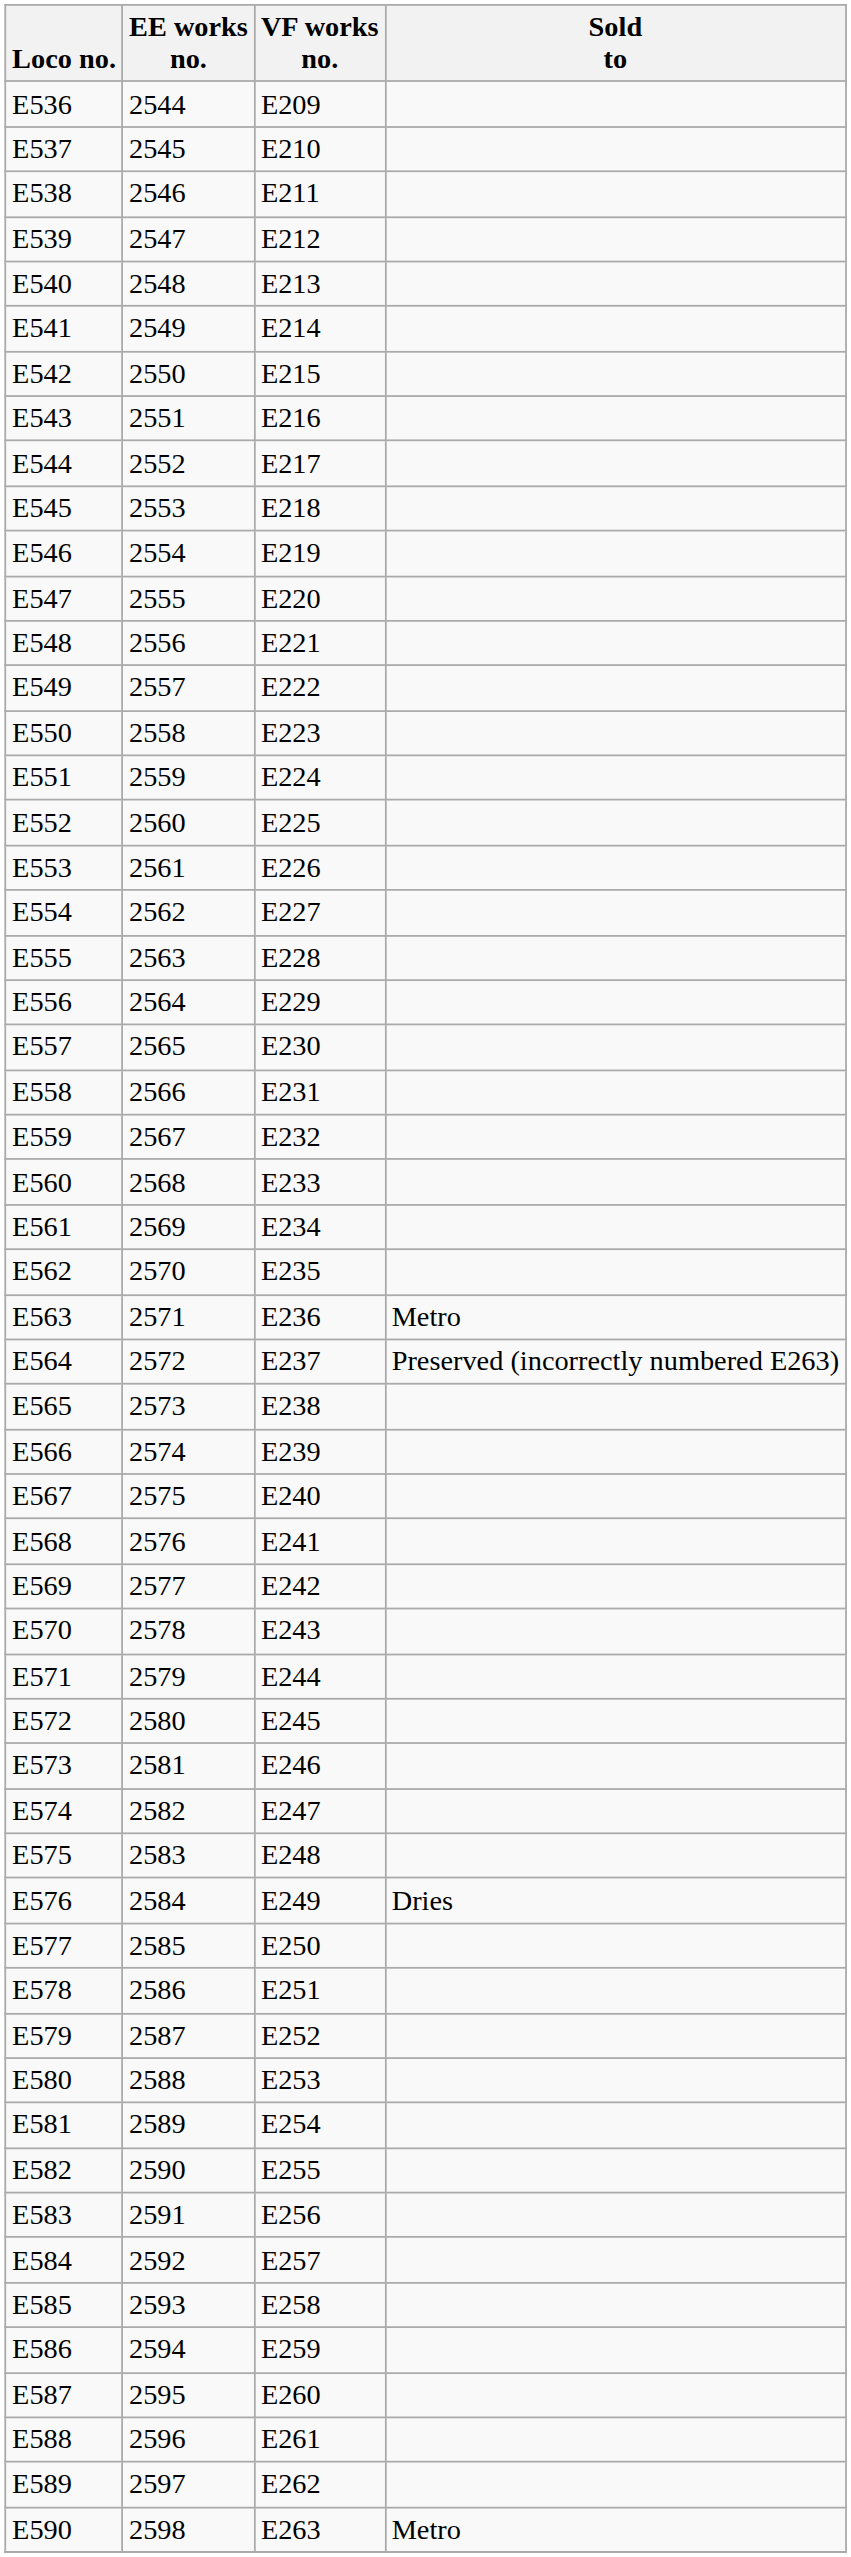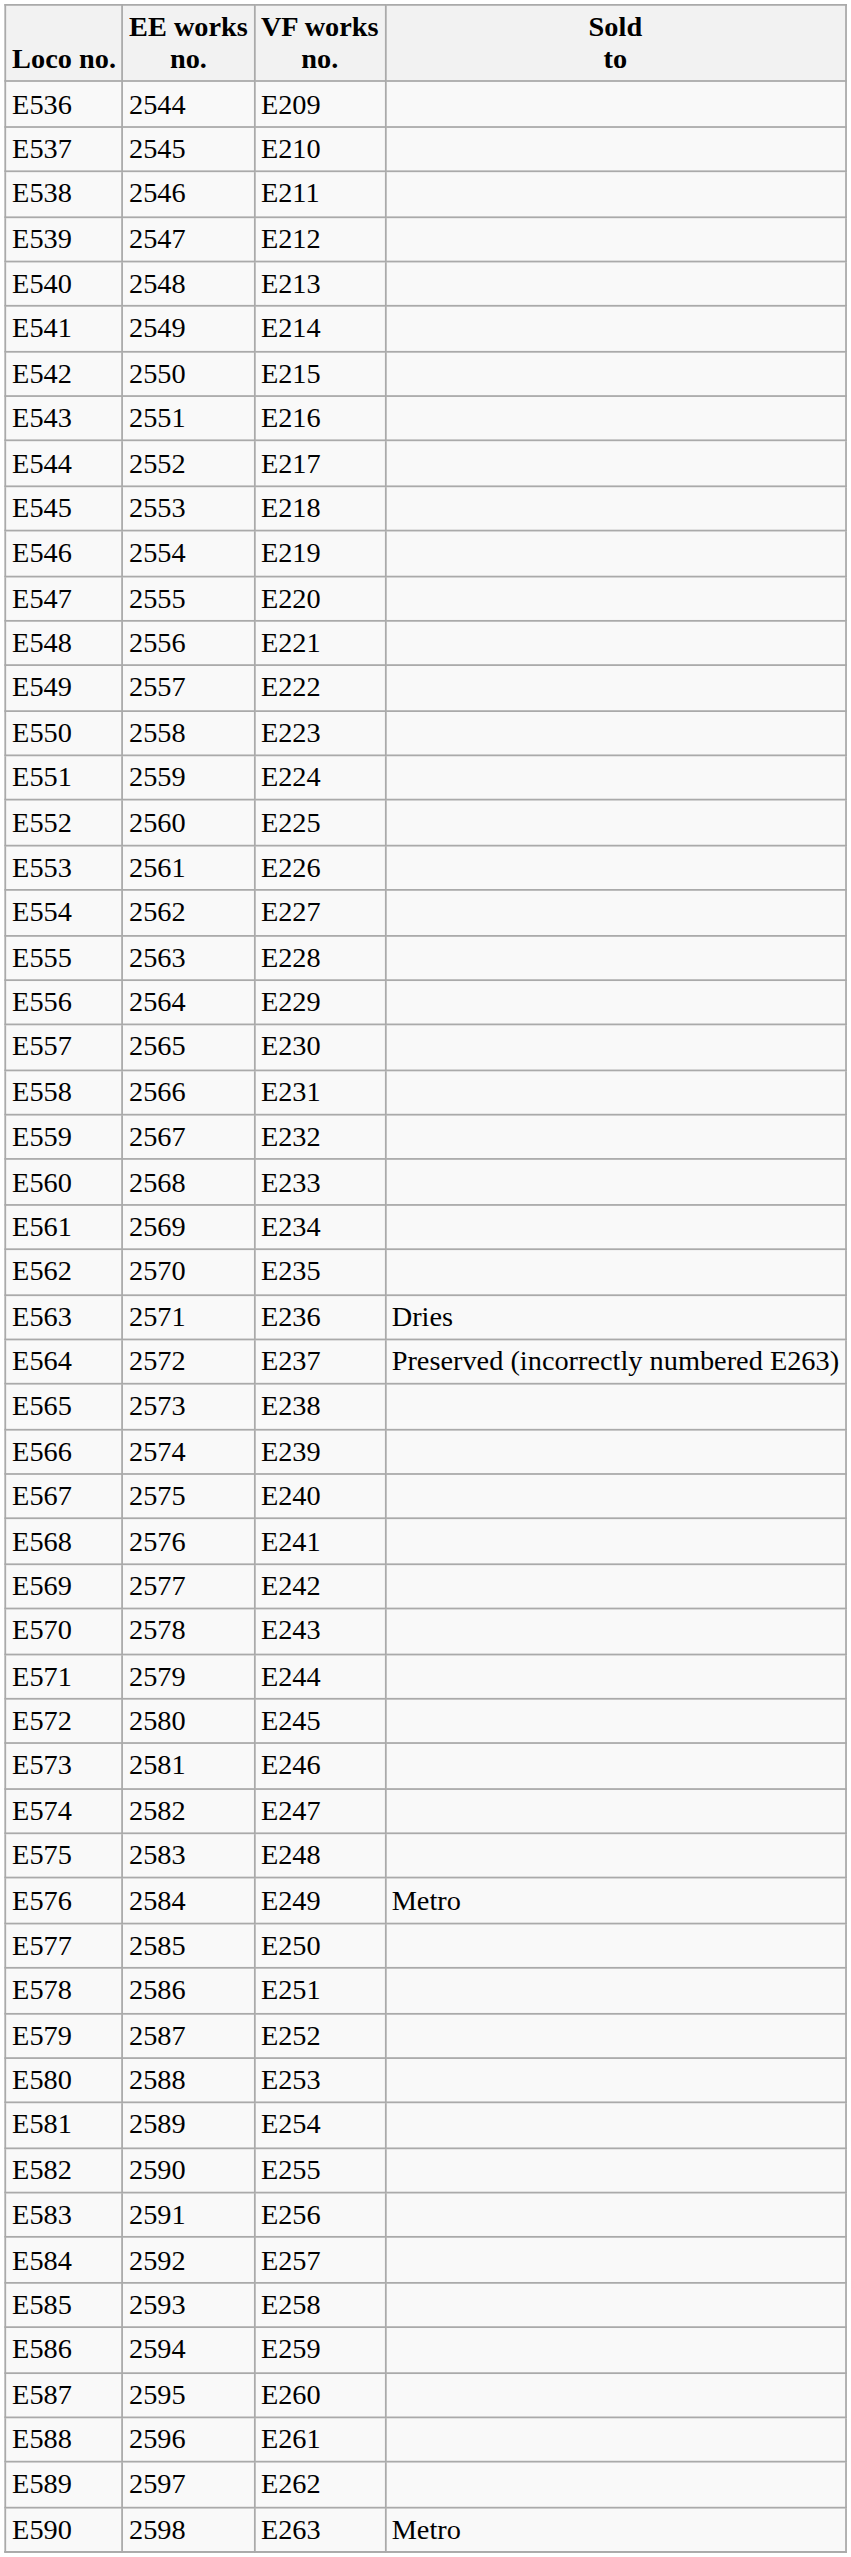(426, 1316) Metro -> (422, 1316) Dries
(422, 1900) Dries -> (426, 1900) Metro
